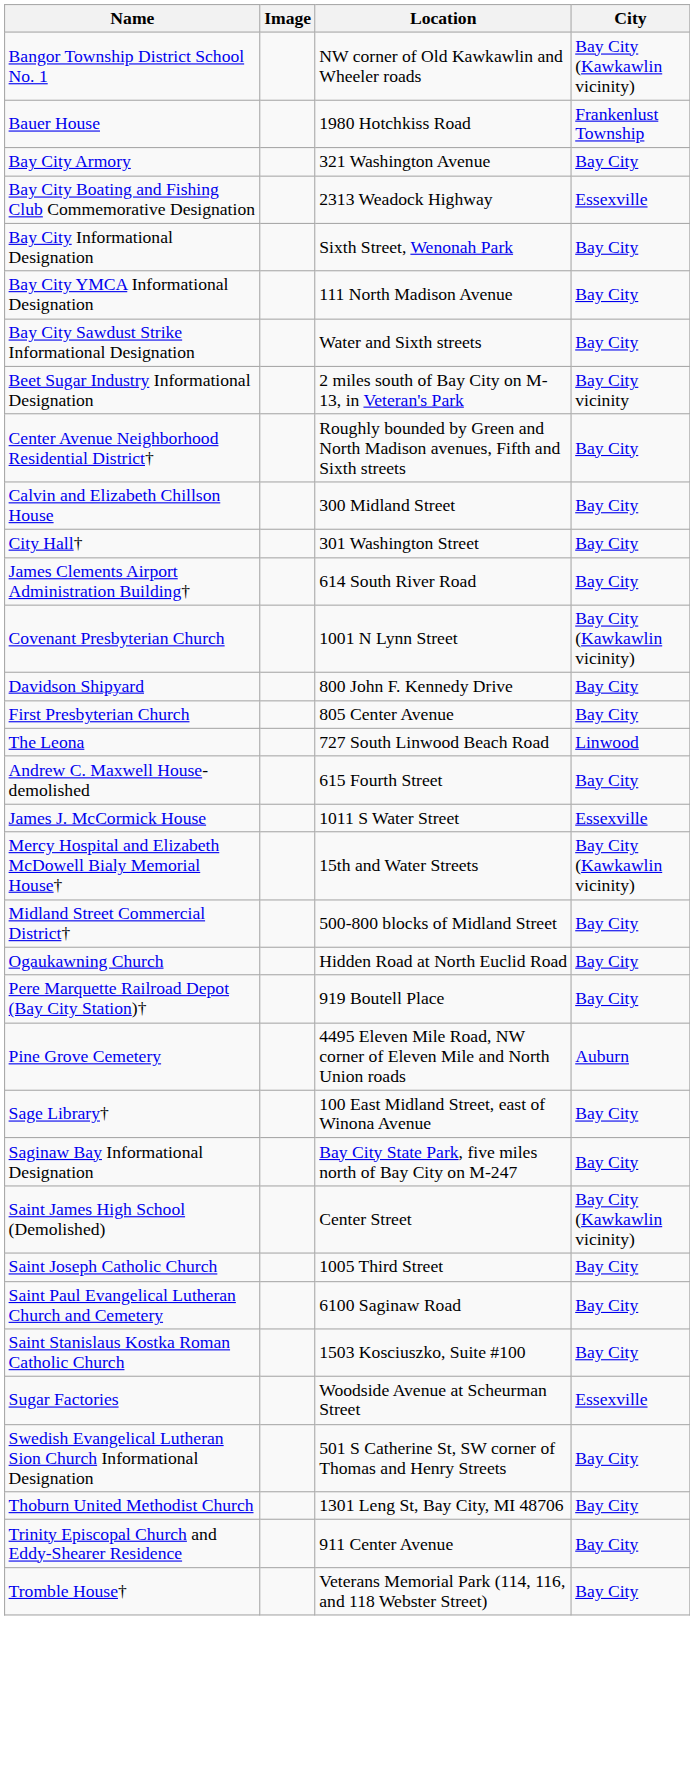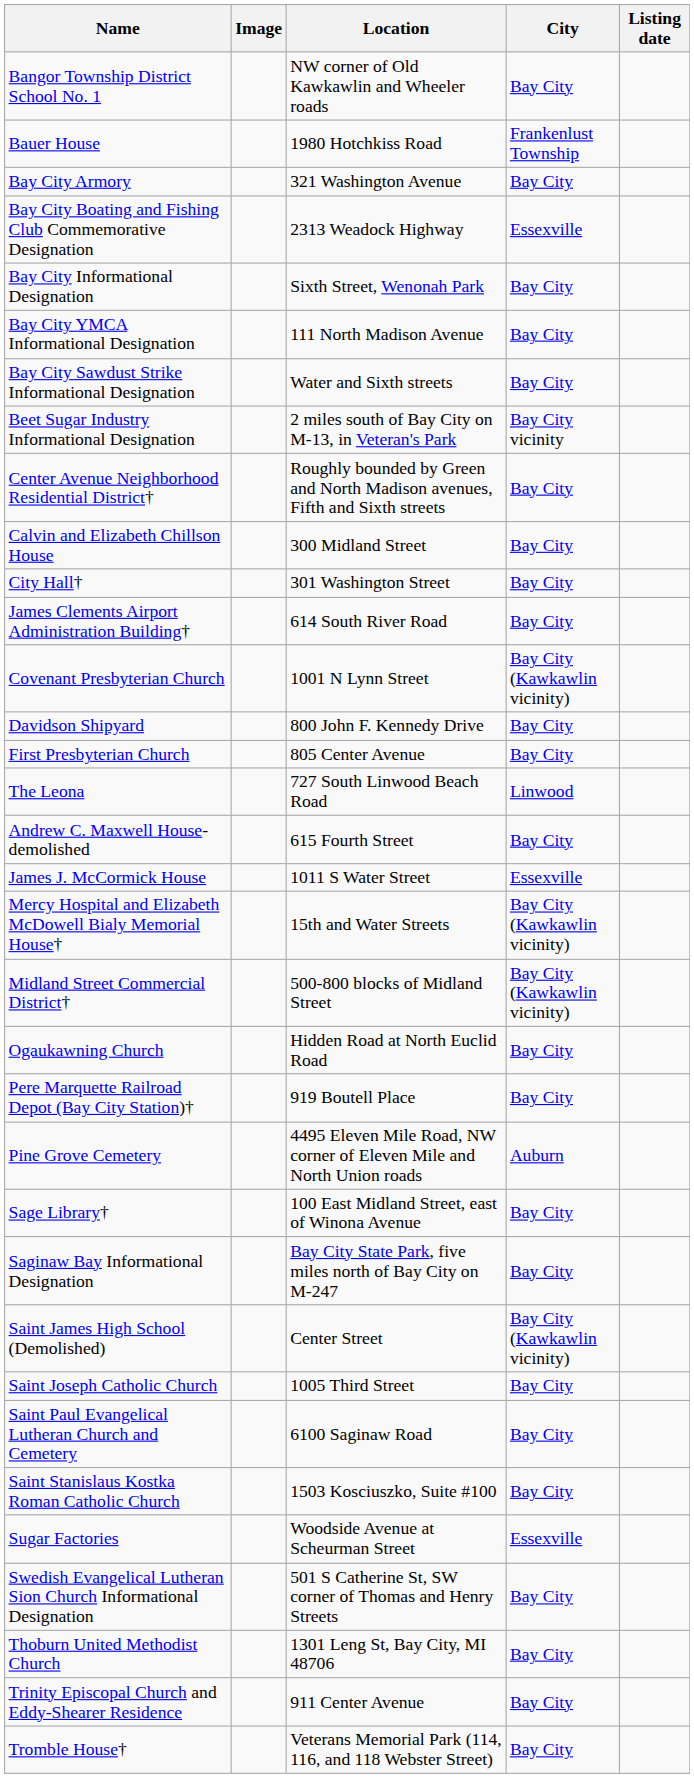+ column: (655, 28)
(619, 66) Bay City (Kawkawlin vicinity) -> (541, 85) Bay City
(607, 923) Bay City -> (553, 992) Bay City (Kawkawlin vicinity)
